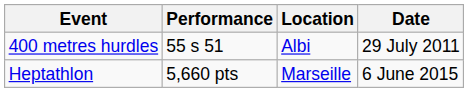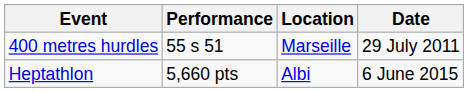(296, 46) Albi -> (316, 46) Marseille
(316, 74) Marseille -> (296, 74) Albi
